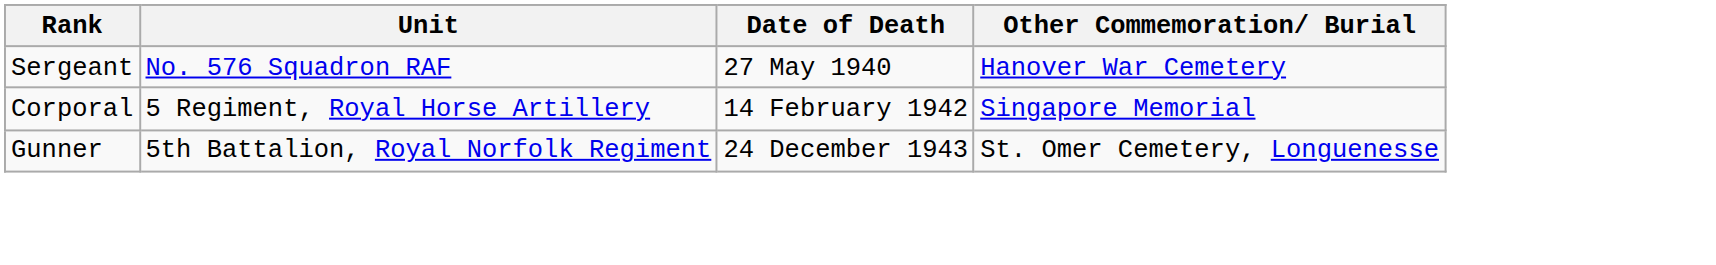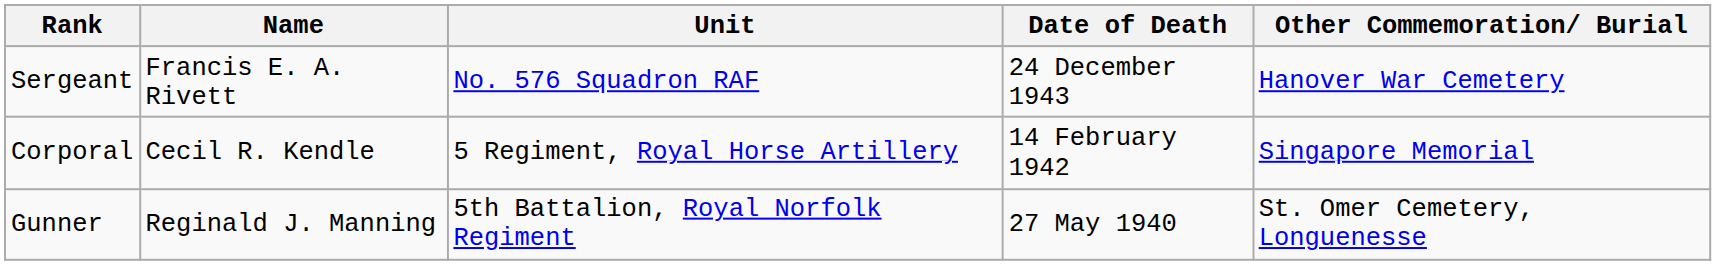+ column: (293, 26)
(808, 67) 27 May 1940 -> (1093, 82) 24 December 1943
(846, 150) 24 December 1943 -> (1093, 224) 27 May 1940
